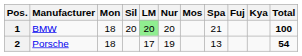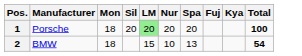- column: (192, 13)
(44, 28) BMW -> (51, 28) Porsche
(216, 28) 21 -> (192, 28) 20
(51, 44) Porsche -> (44, 44) BMW
(149, 44) 17 -> (149, 44) 15
(169, 44) 19 -> (169, 44) 10
